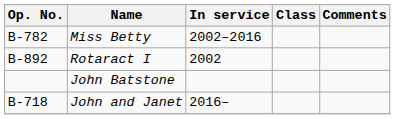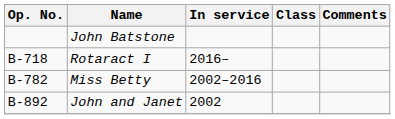rows swapped: (123, 81) <-> (111, 37)
(28, 59) B-892 -> (28, 59) B-718
(205, 59) 2002 -> (209, 59) 2016–
(28, 103) B-718 -> (28, 103) B-892
(209, 103) 2016– -> (205, 103) 2002
